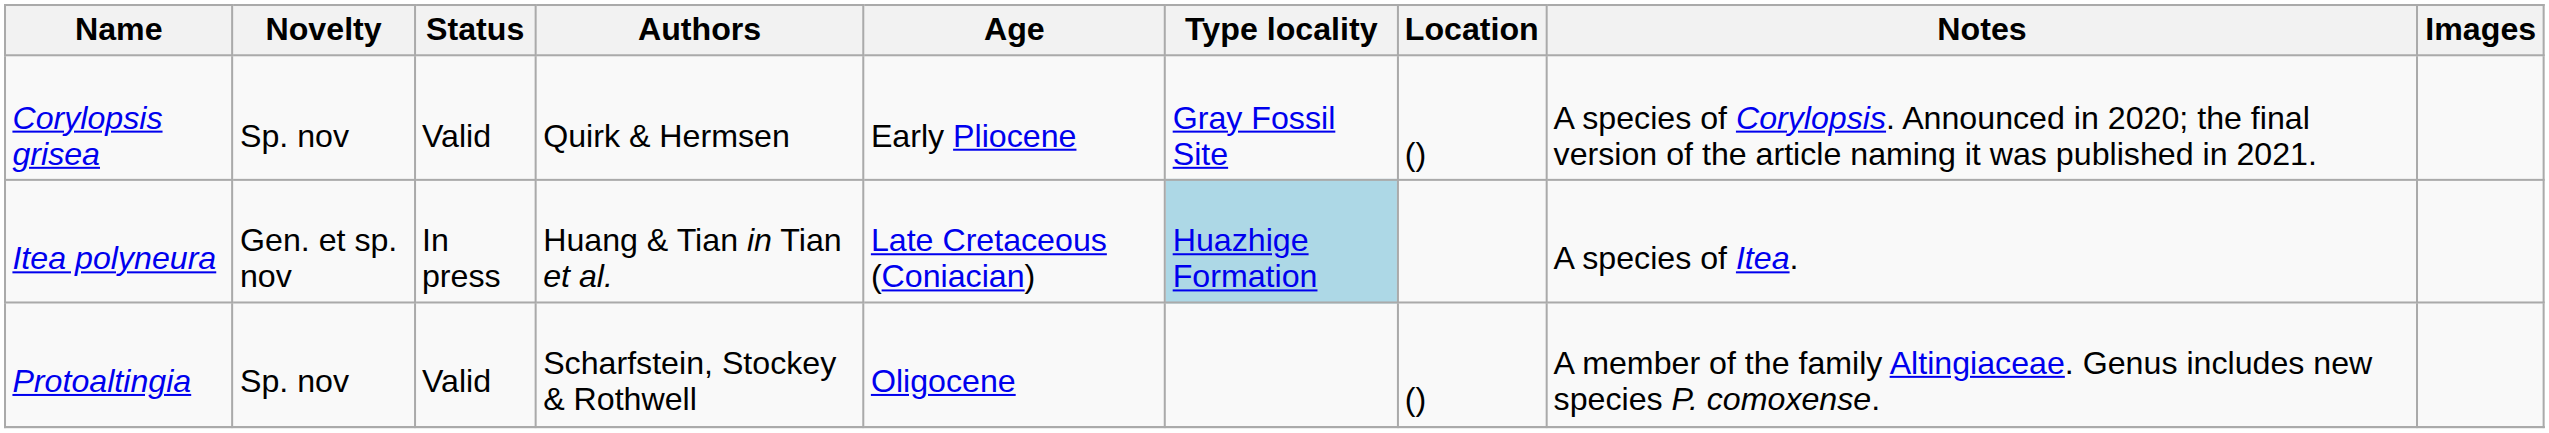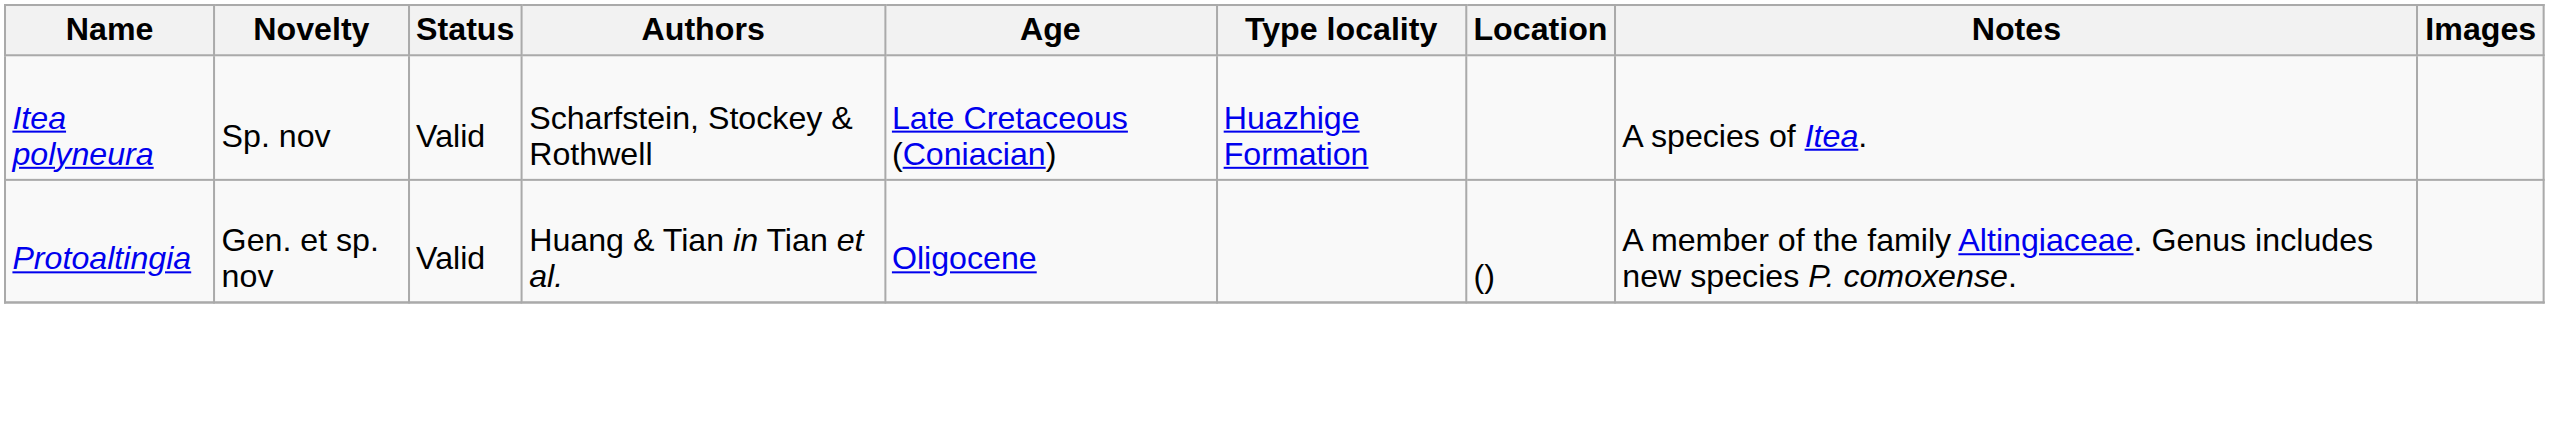- row: (87, 135)
(319, 258) Gen. et sp. nov -> (276, 135) Sp. nov
(461, 258) In press -> (451, 135) Valid
(692, 258) Huang & Tian in Tian et al. -> (691, 135) Scharfstein, Stockey & Rothwell
(1245, 258) lightblue background -> (1296, 135) no background
(295, 382) Sp. nov -> (300, 258) Gen. et sp. nov
(690, 382) Scharfstein, Stockey & Rothwell -> (696, 258) Huang & Tian in Tian et al.
